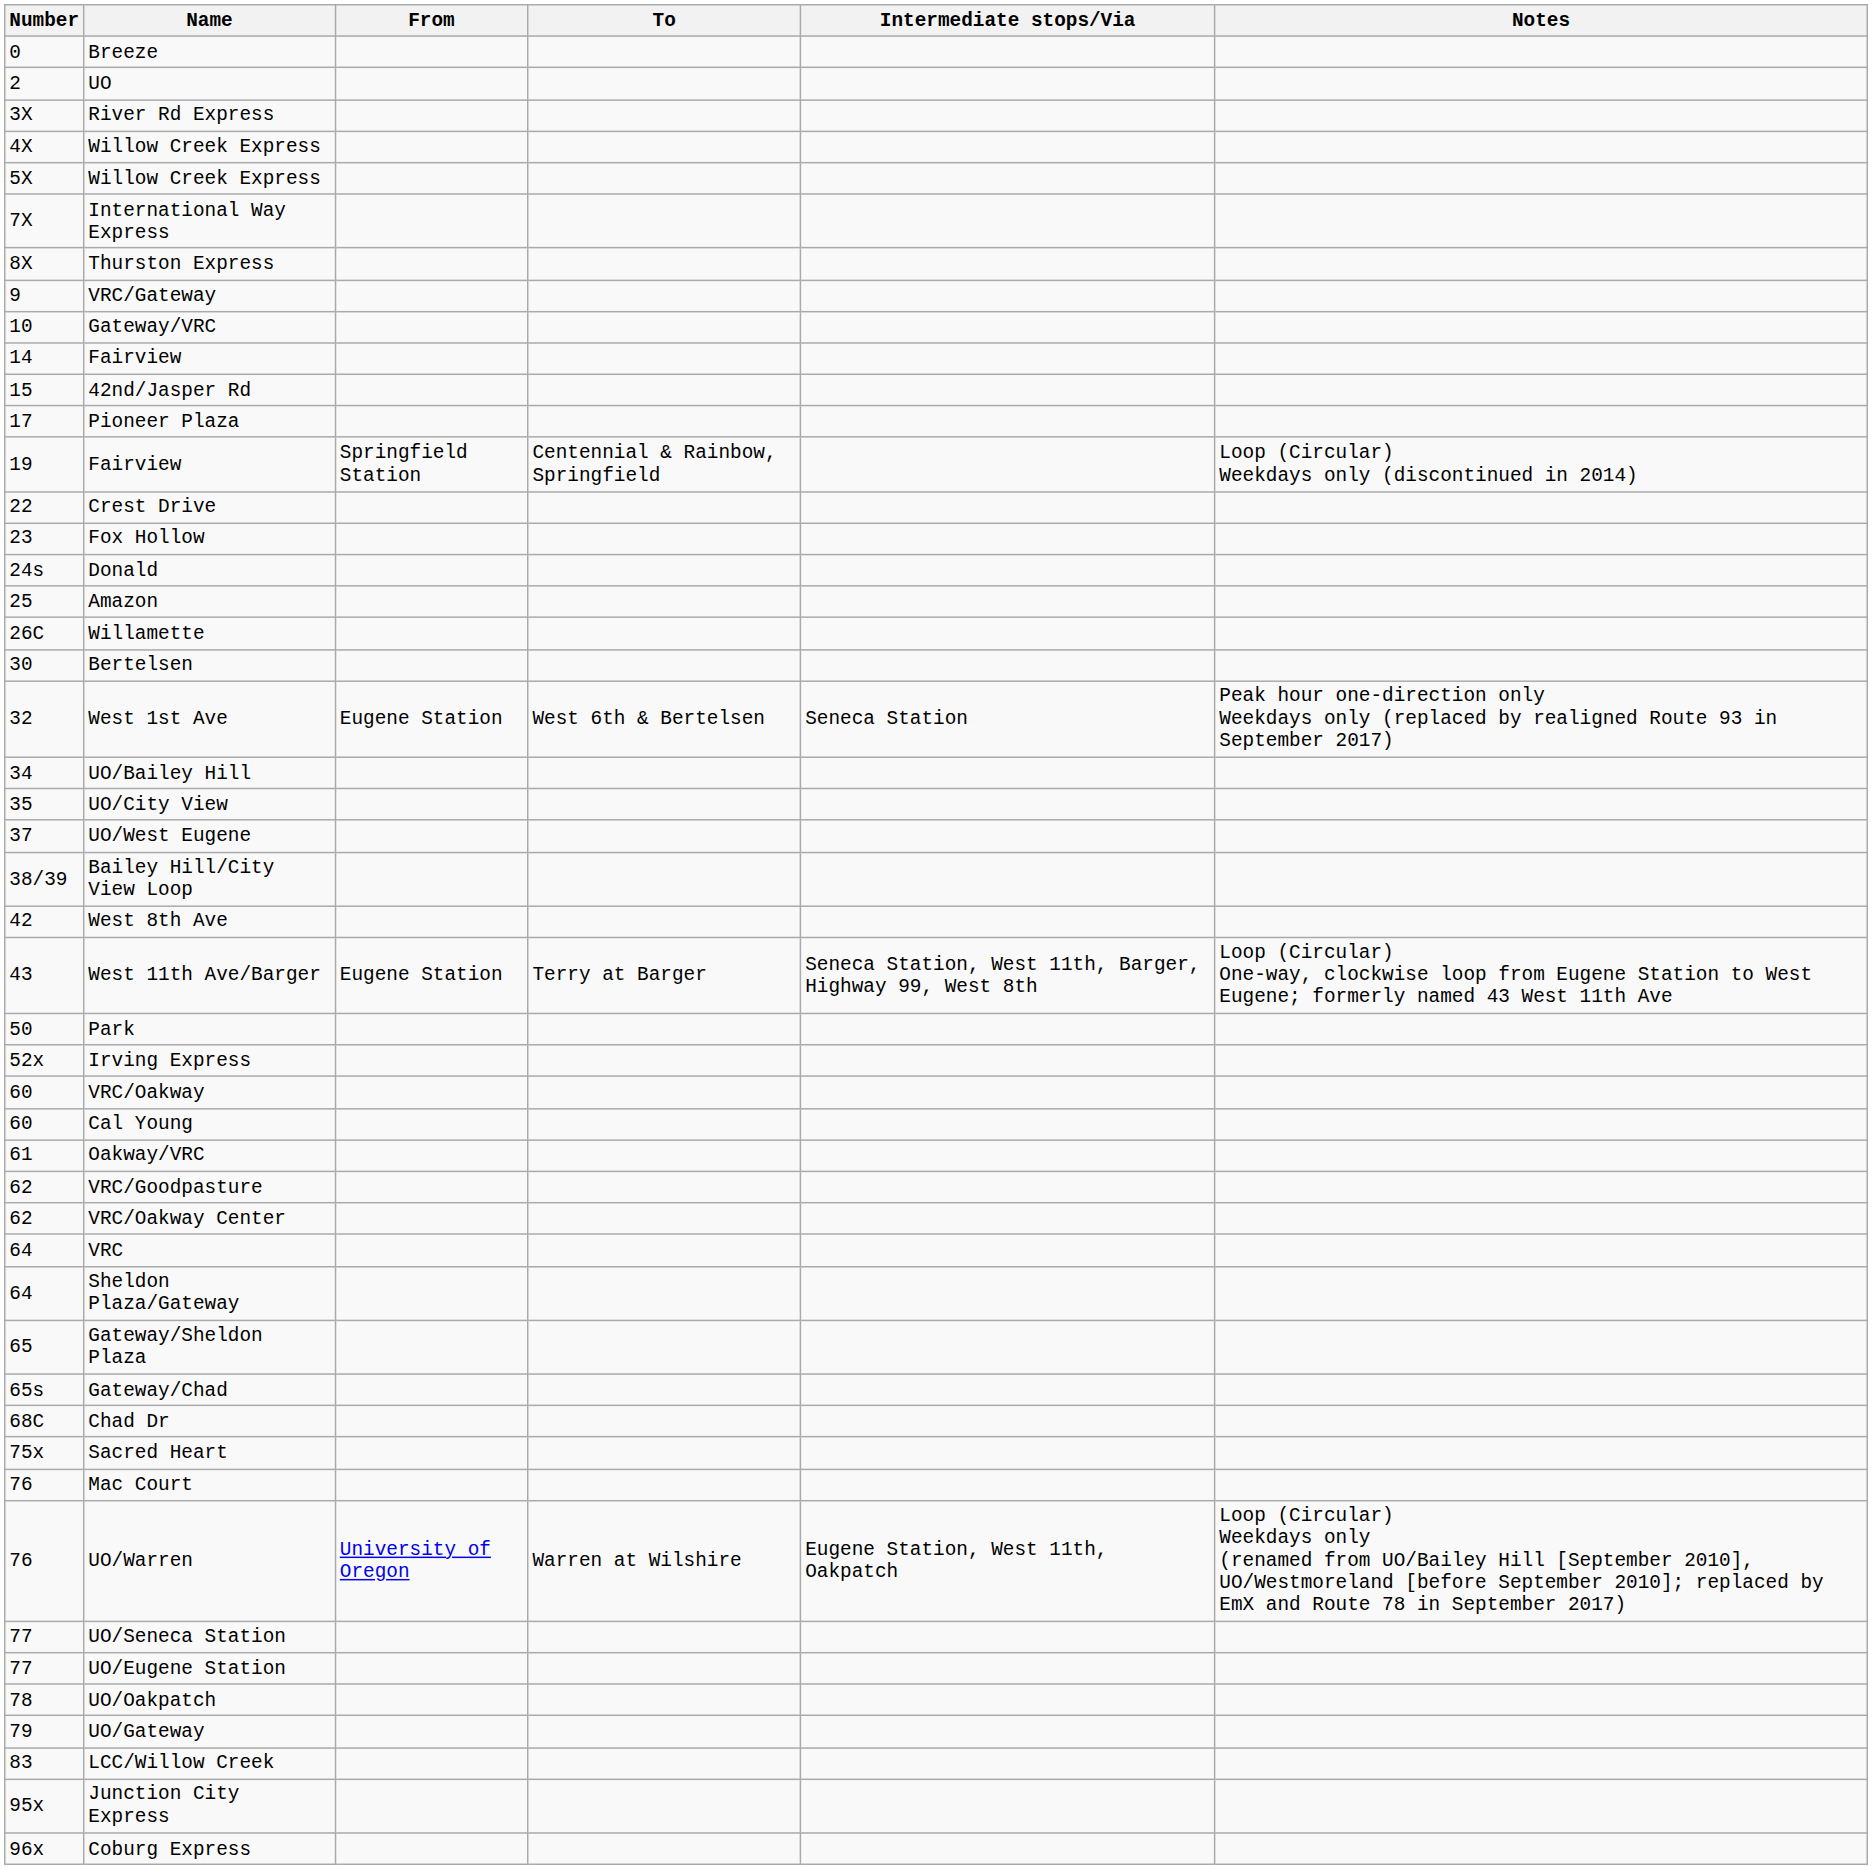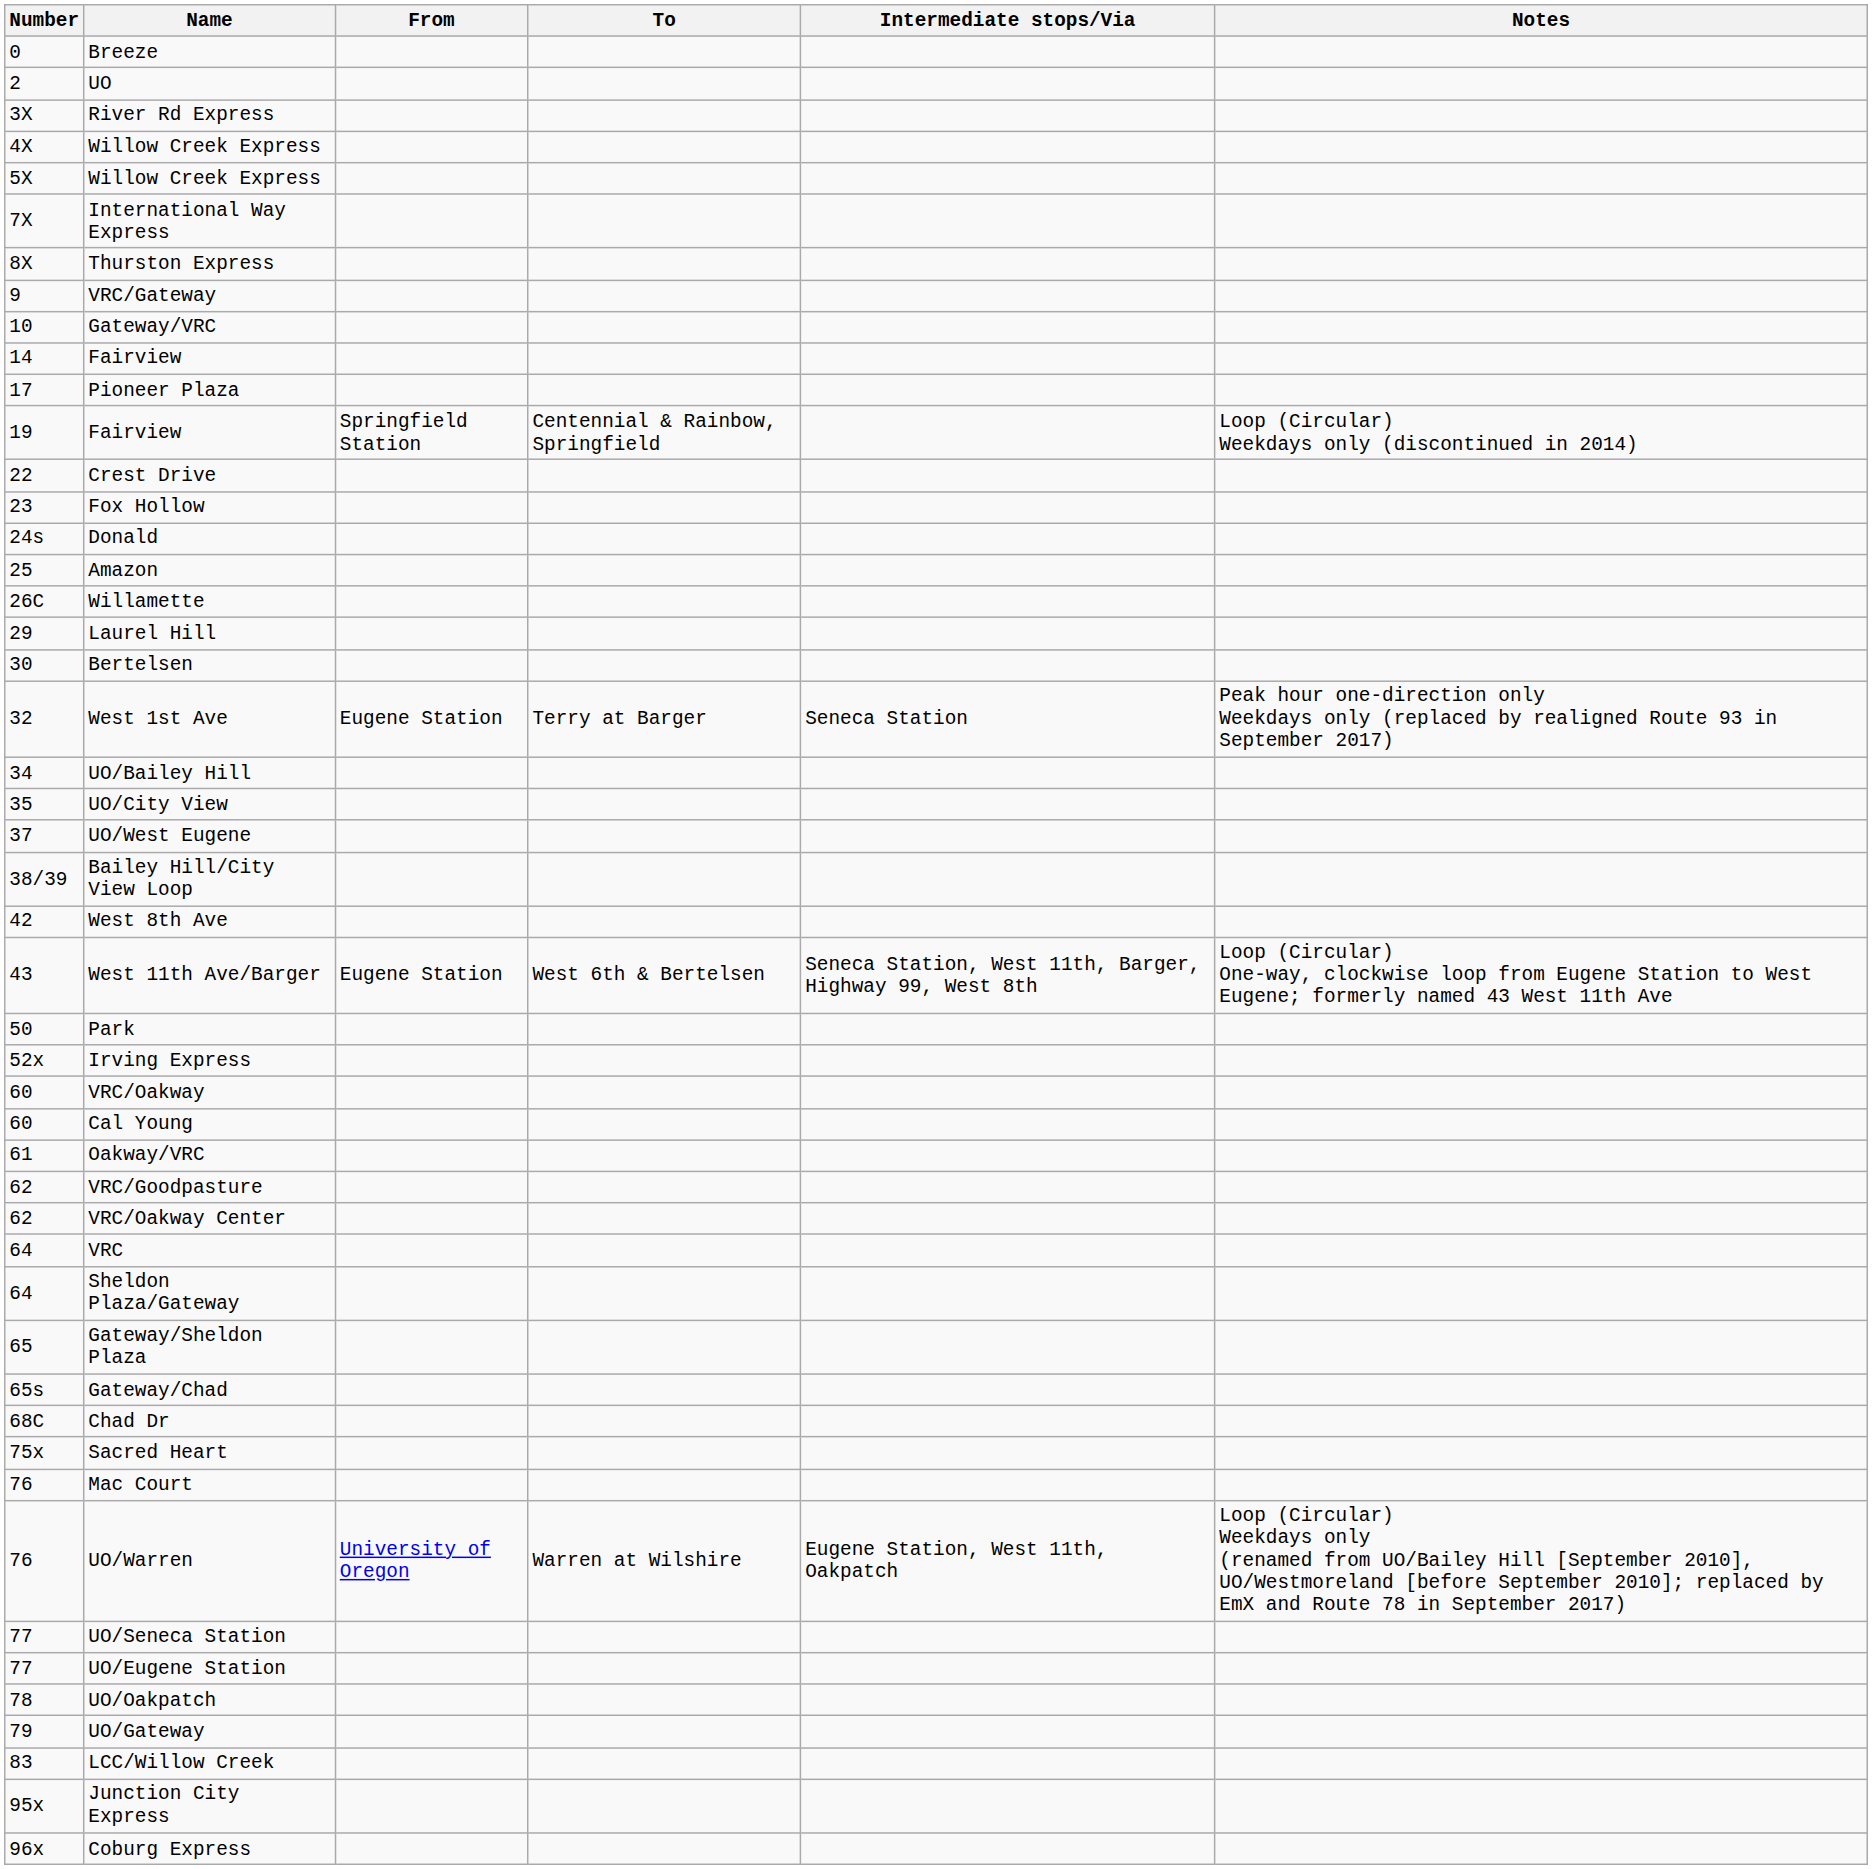- row: (21, 390)
+ row: (21, 633)
(649, 719) West 6th & Bertelsen -> (620, 719) Terry at Barger
(620, 975) Terry at Barger -> (649, 975) West 6th & Bertelsen
